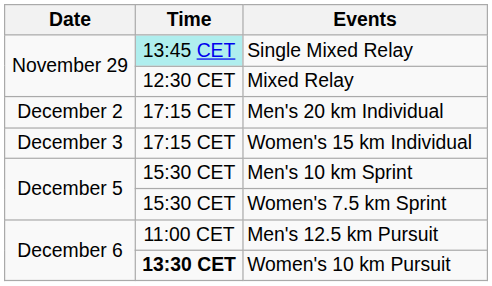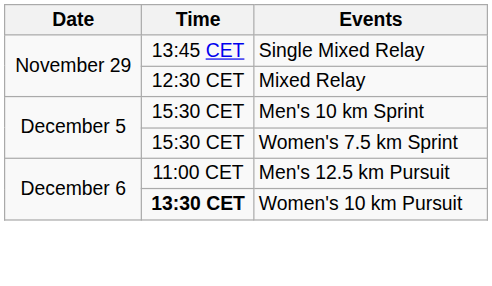(189, 50) paleturquoise background -> (198, 50) no background
- row: (345, 111)
- row: (360, 142)
